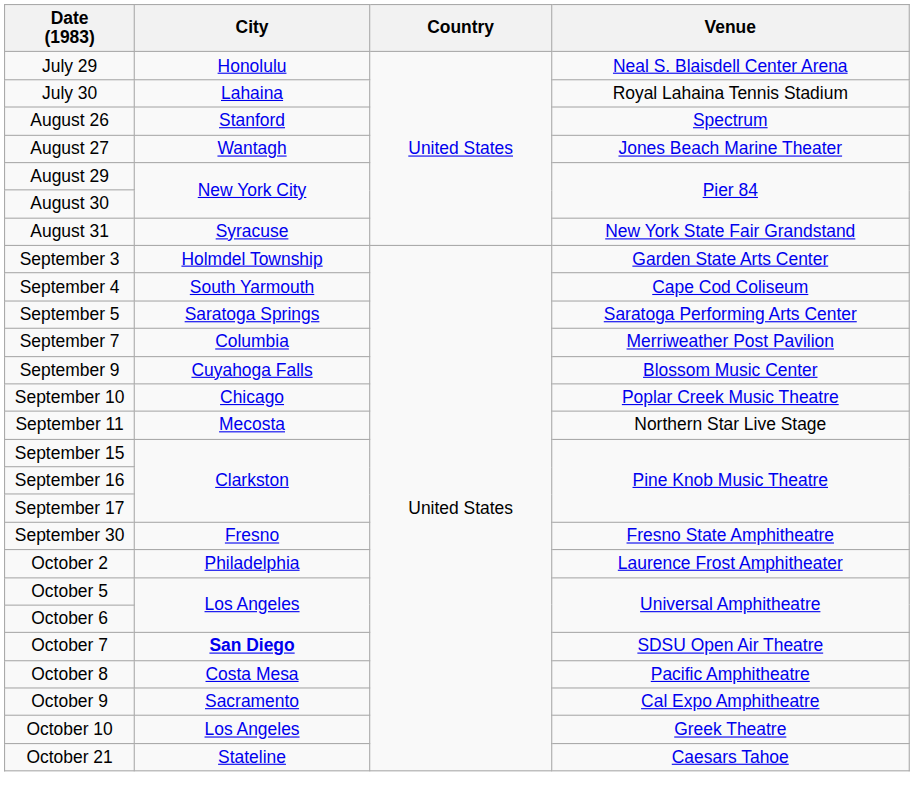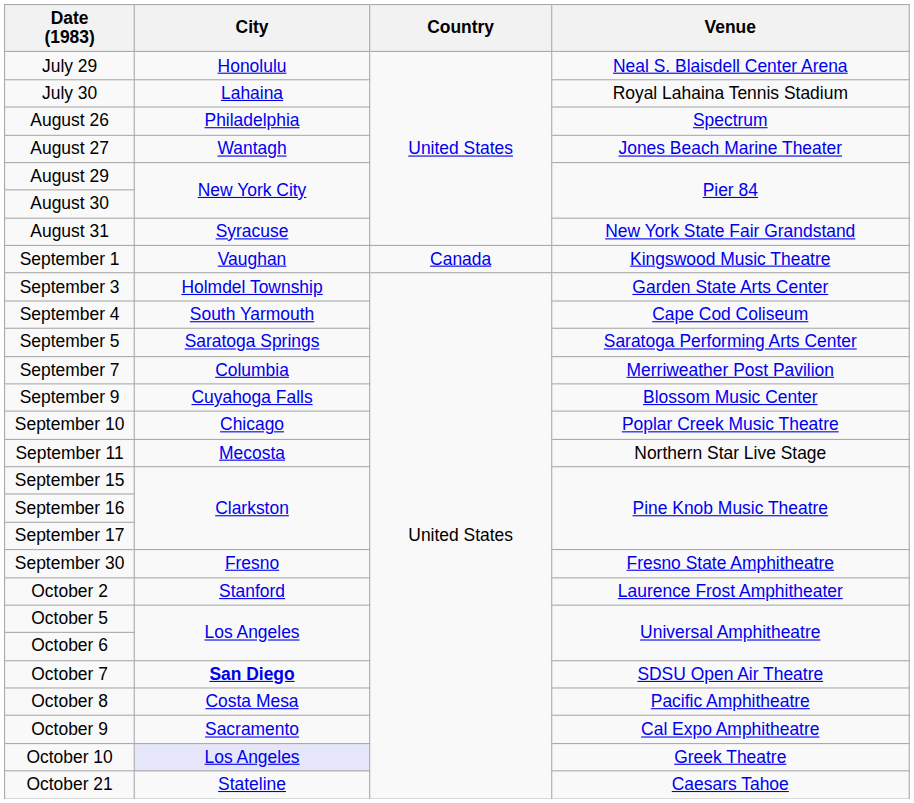(252, 120) Stanford -> (252, 120) Philadelphia
+ row: (70, 259)
(252, 563) Philadelphia -> (252, 591) Stanford
(252, 729) no background -> (252, 757) lavender background
